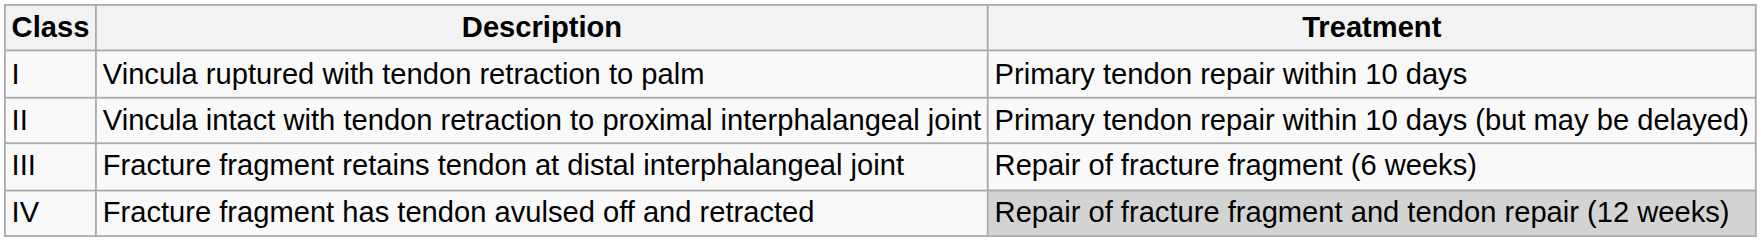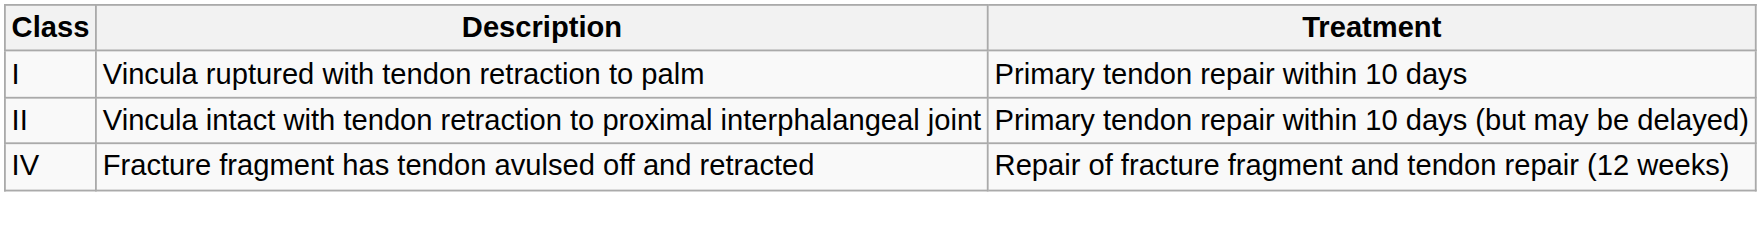- row: (24, 166)
(1362, 212) lightgrey background -> (1362, 166) no background
